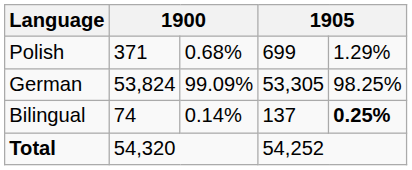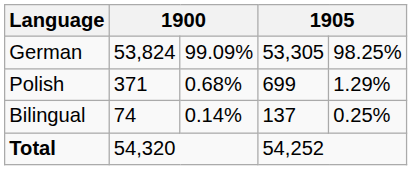rows swapped: (46, 84) <-> (37, 52)
(362, 116) bold -> (362, 116) normal
